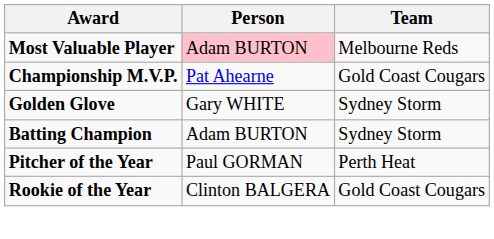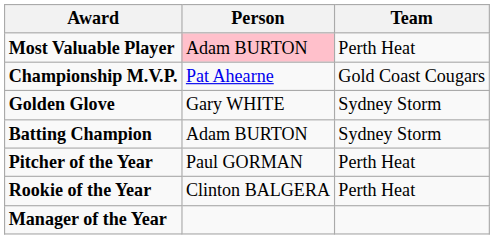(398, 47) Melbourne Reds -> (377, 47) Perth Heat
(412, 190) Gold Coast Cougars -> (377, 190) Perth Heat
+ row: (88, 219)
